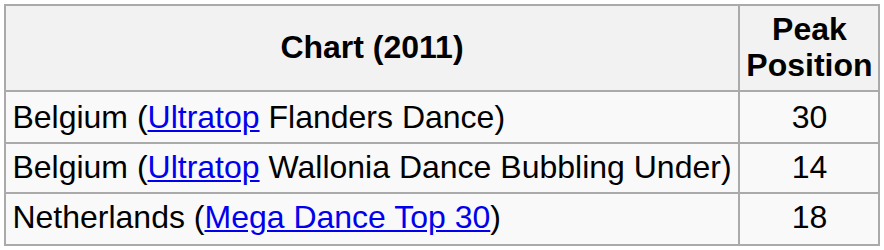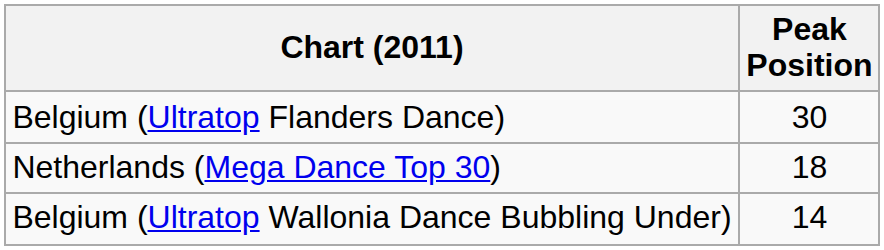rows swapped: (372, 167) <-> (257, 218)
